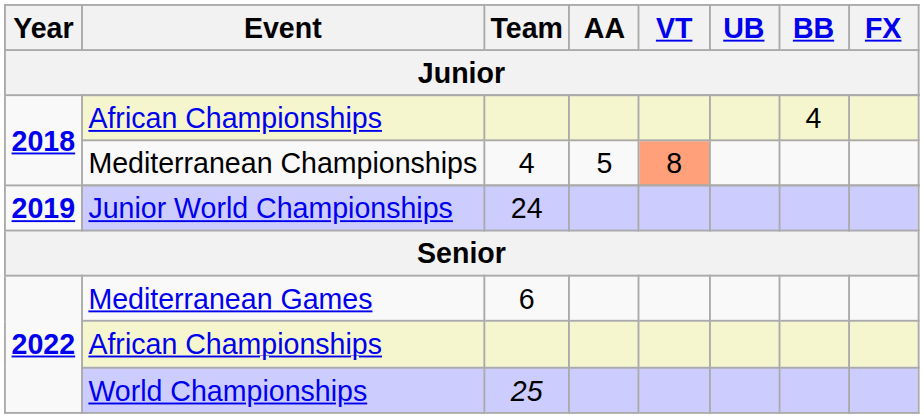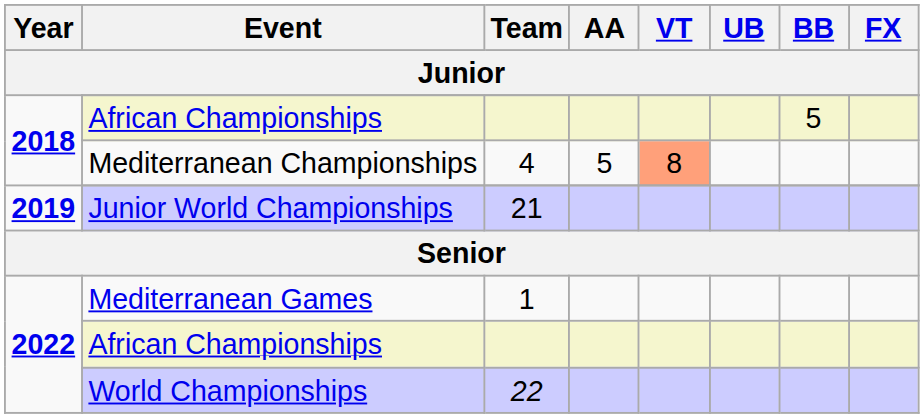(814, 118) 4 -> (814, 118) 5
(527, 209) 24 -> (527, 209) 21
(527, 299) 6 -> (527, 299) 1
(527, 390) 25 -> (527, 390) 22
